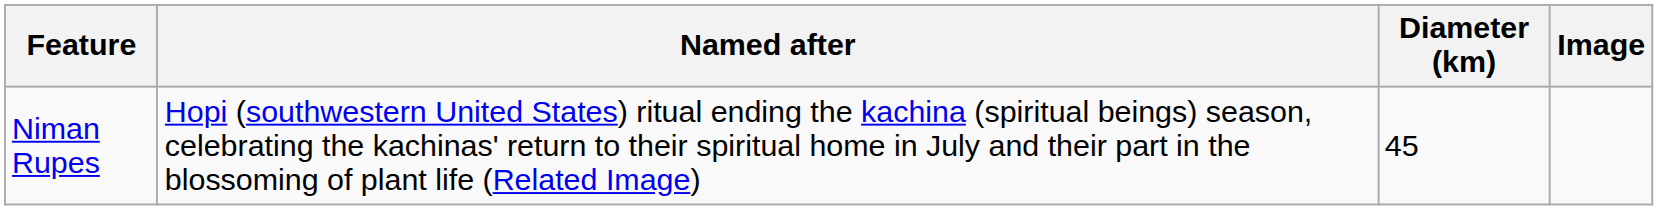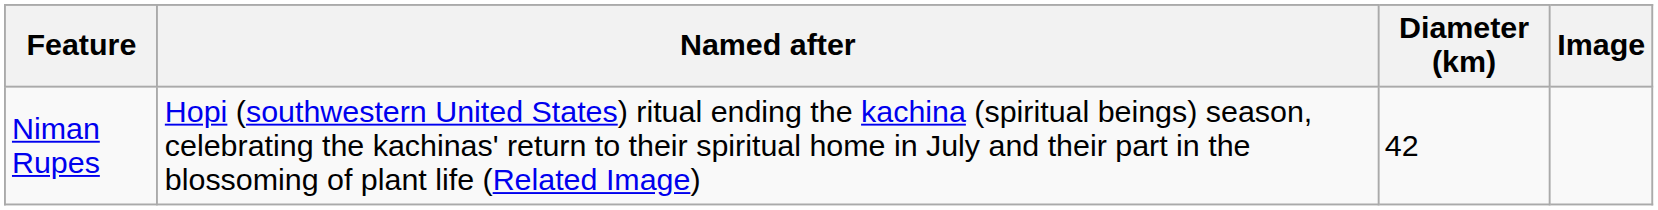(1402, 145) 45 -> (1402, 145) 42
